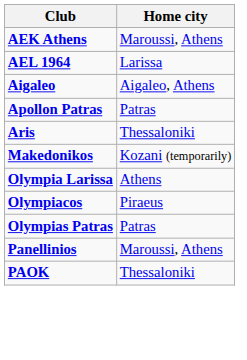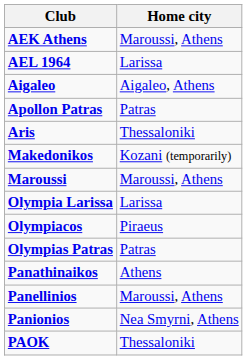+ row: (37, 179)
(141, 179) Athens -> (141, 202) Larissa
+ row: (53, 272)
+ row: (39, 319)
